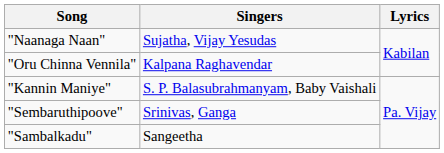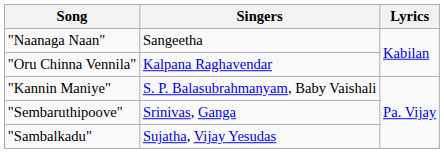(210, 40) Sujatha, Vijay Yesudas -> (173, 40) Sangeetha
(173, 137) Sangeetha -> (210, 137) Sujatha, Vijay Yesudas
